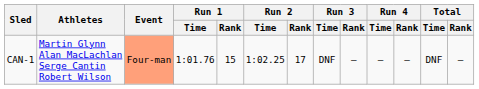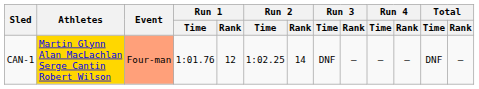(81, 59) no background -> (81, 59) gold background
(230, 59) 15 -> (230, 59) 12
(300, 59) 17 -> (300, 59) 14
